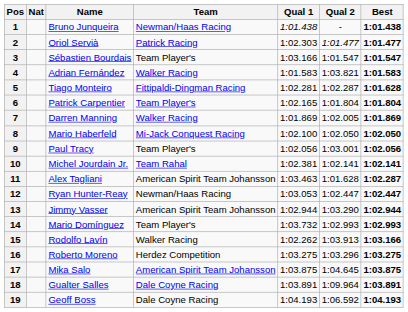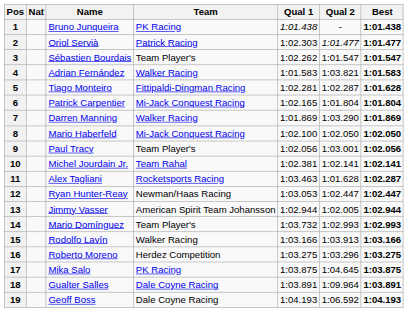(183, 27) Newman/Haas Racing -> (158, 27) PK Racing
(299, 58) 1:03.166 -> (299, 58) 1:02.262
(166, 103) Team Player's -> (190, 103) Mi-Jack Conquest Racing
(340, 118) 1:02.005 -> (340, 118) 1:03.290
(206, 179) American Spirit Team Johansson -> (180, 179) Rocketsports Racing
(340, 209) 1:03.290 -> (340, 209) 1:02.005
(299, 239) 1:02.262 -> (299, 239) 1:03.166
(206, 270) American Spirit Team Johansson -> (158, 270) PK Racing
